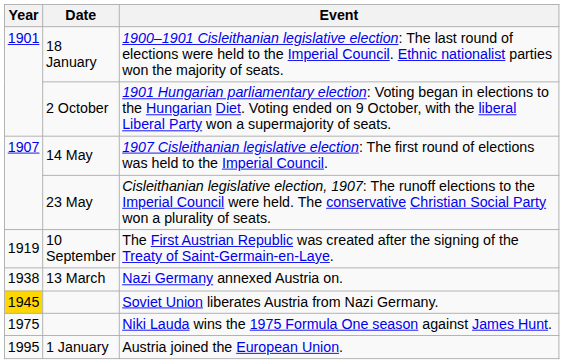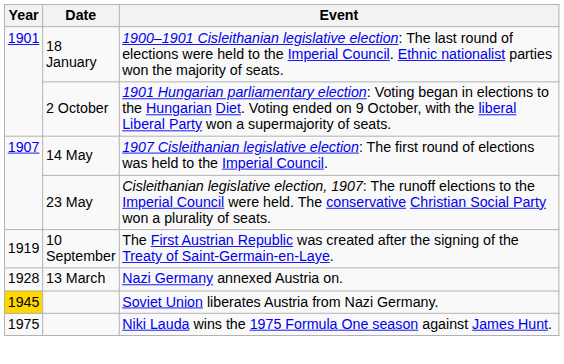(24, 279) 1938 -> (24, 279) 1928
- row: (233, 347)
